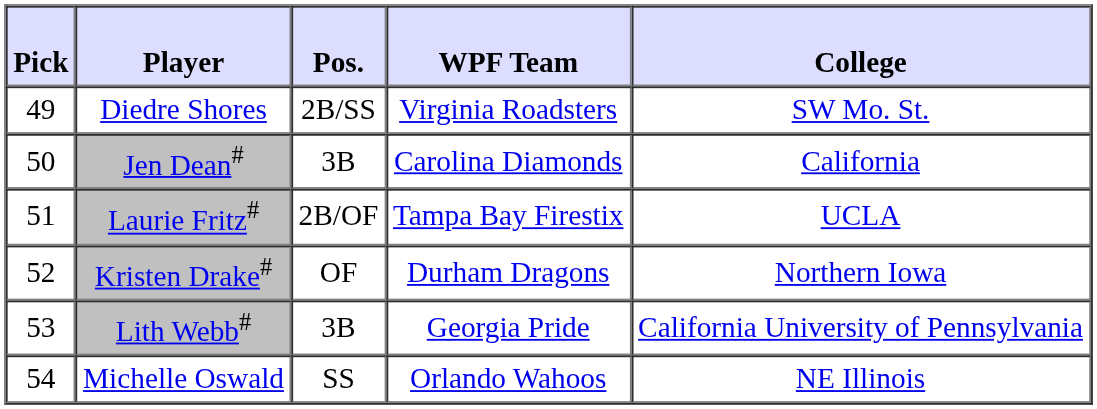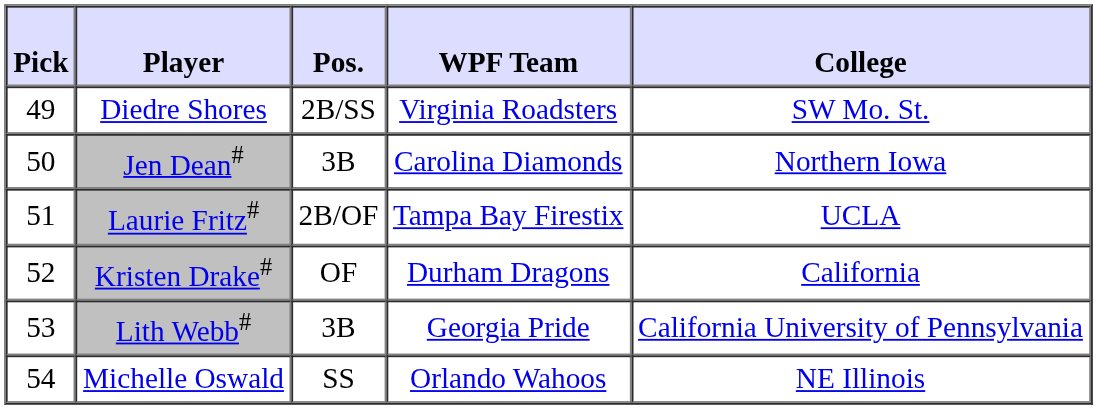(861, 161) California -> (861, 161) Northern Iowa
(861, 272) Northern Iowa -> (861, 272) California
